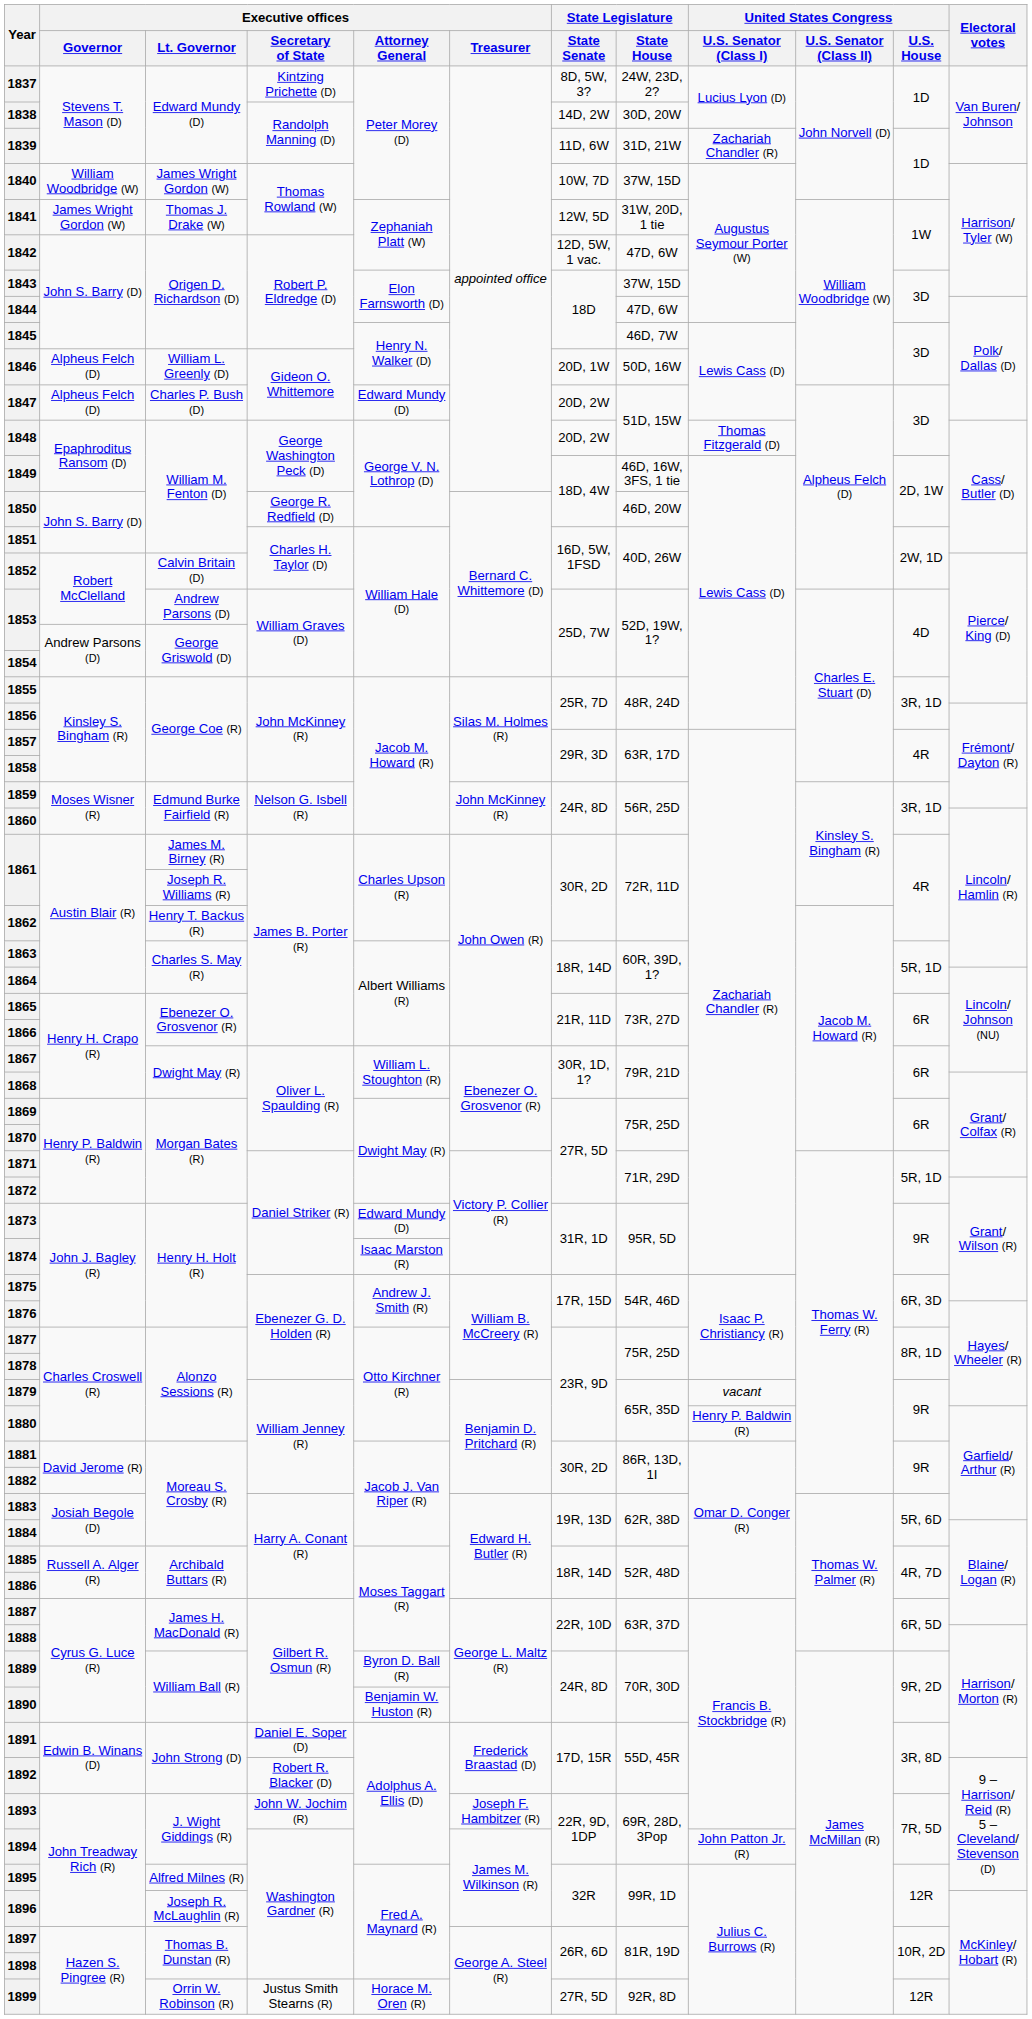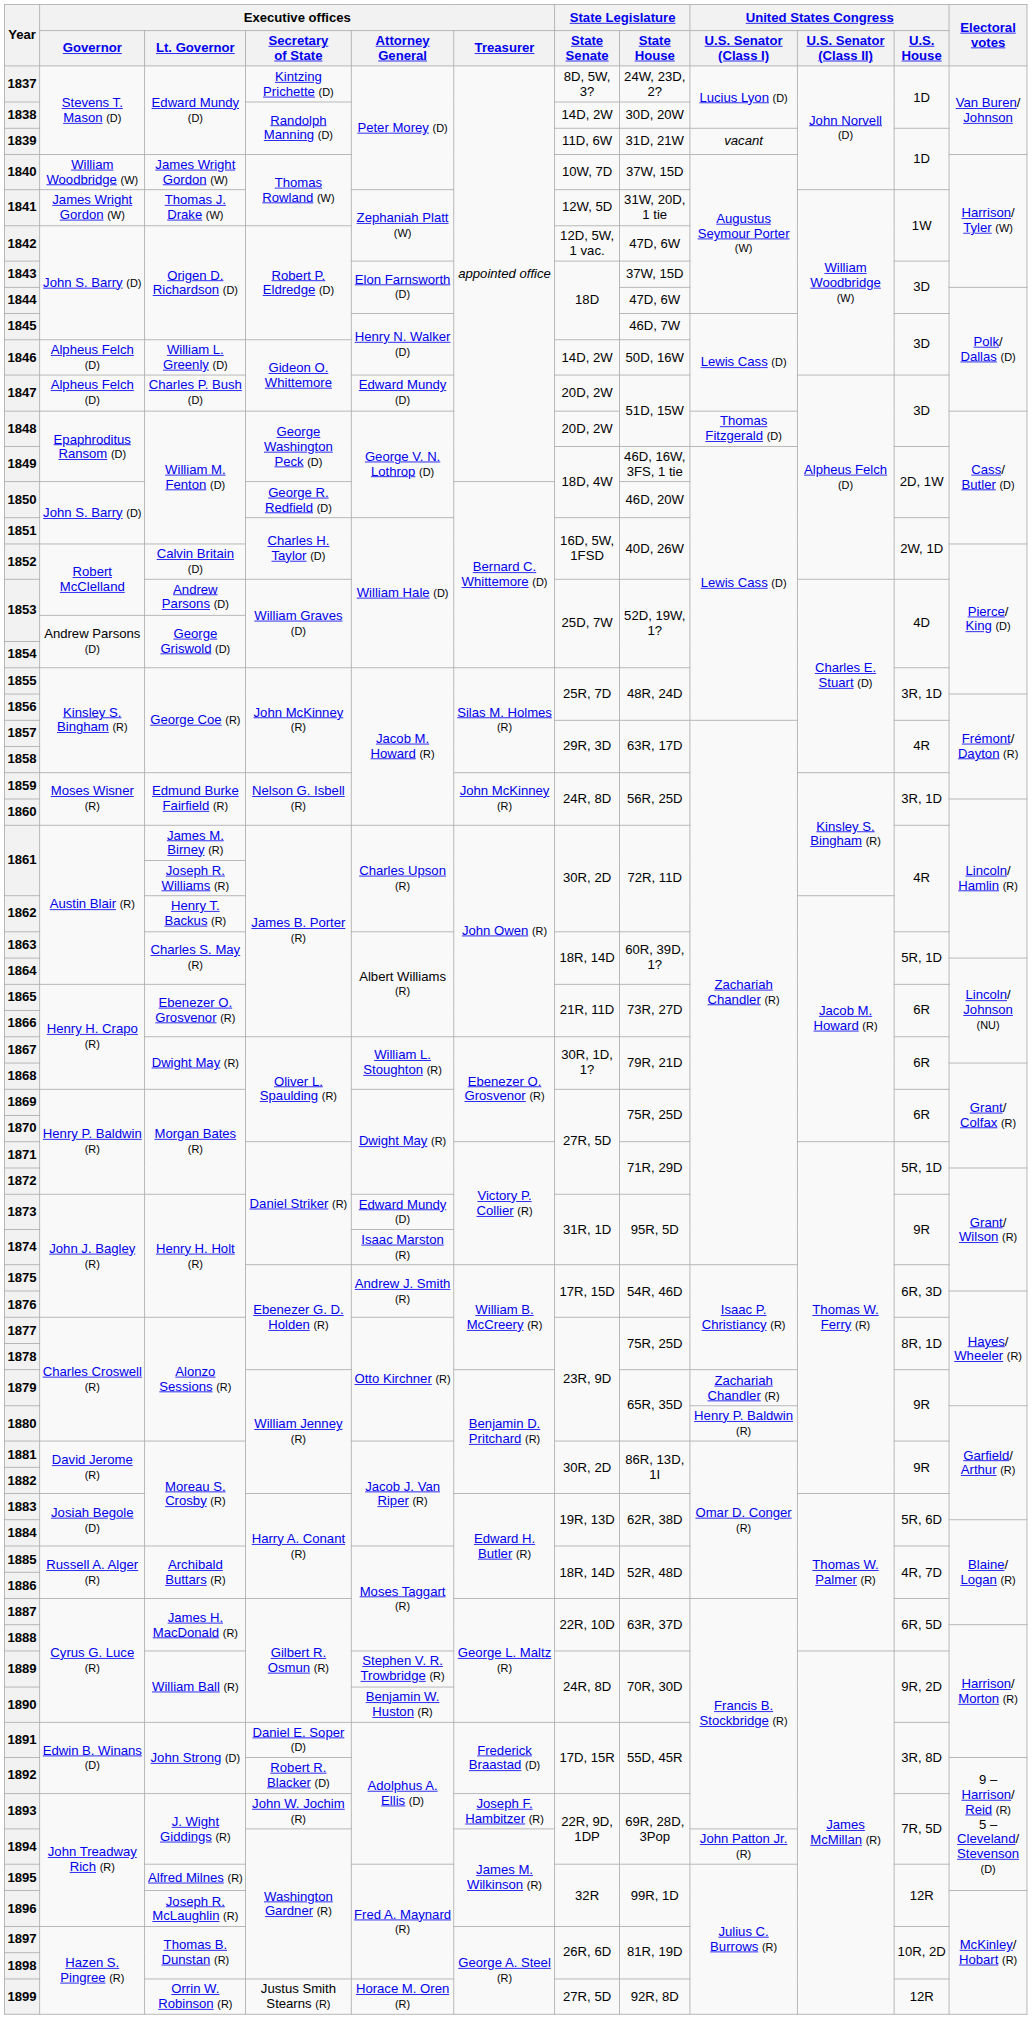(742, 145) Zachariah Chandler (R) -> (744, 141) vacant
(584, 366) 20D, 1W -> (587, 357) 14D, 2W
(742, 1392) vacant -> (744, 1387) Zachariah Chandler (R)
(402, 1668) Byron D. Ball (R) -> (403, 1668) Stephen V. R. Trowbridge (R)
